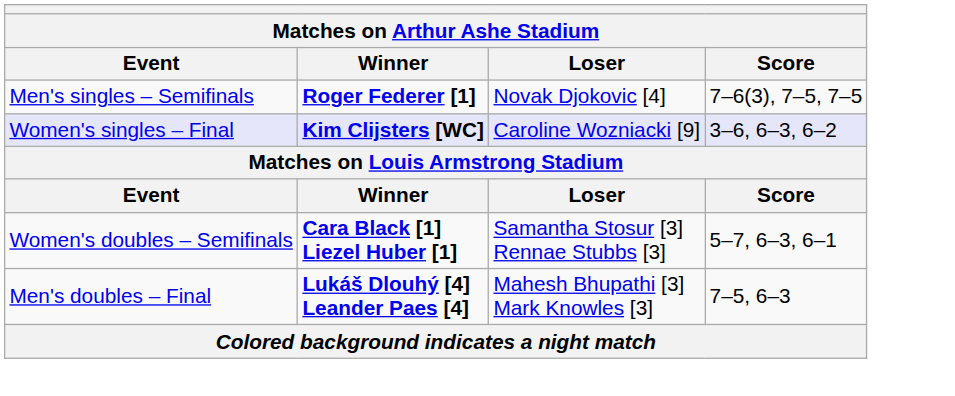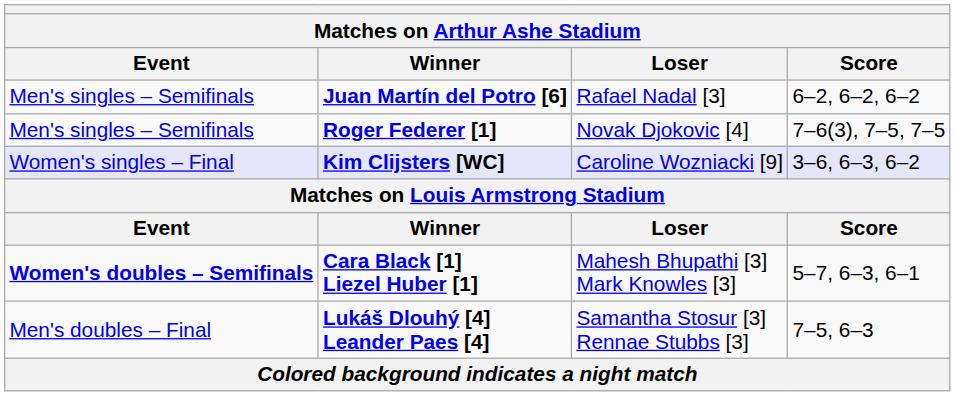+ row: (445, 96)
(151, 240) normal -> (161, 273) bold
(588, 240) Samantha Stosur [3] Rennae Stubbs [3] -> (672, 273) Mahesh Bhupathi [3] Mark Knowles [3]
(589, 296) Mahesh Bhupathi [3] Mark Knowles [3] -> (671, 329) Samantha Stosur [3] Rennae Stubbs [3]
